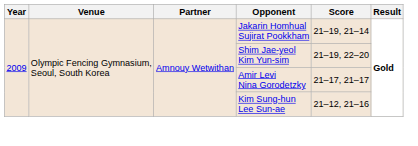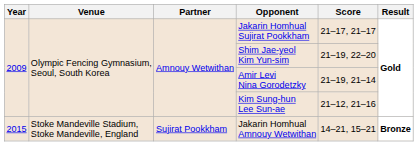(341, 31) 21–19, 21–14 -> (348, 31) 21–17, 21–17
(341, 80) 21–17, 21–17 -> (348, 80) 21–19, 21–14
+ row: (277, 129)
